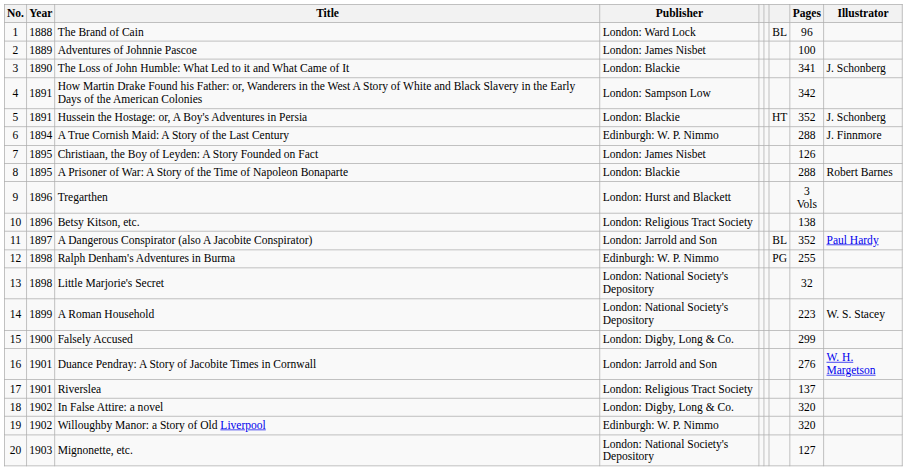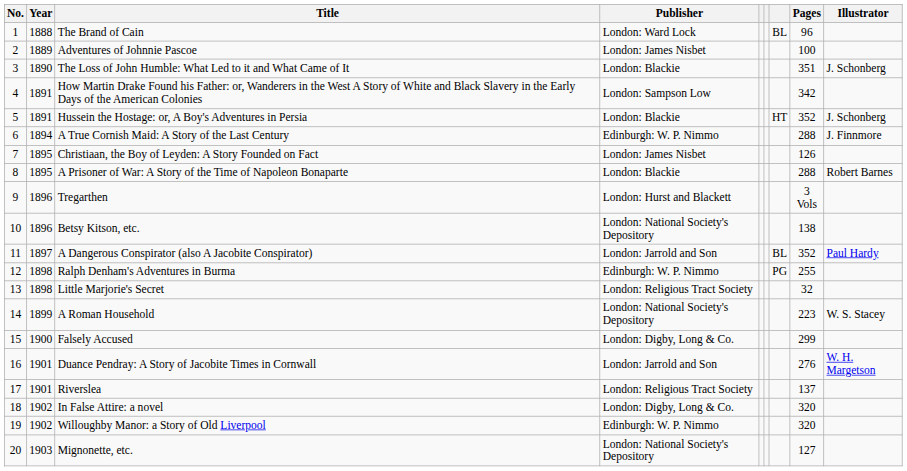(807, 68) 341 -> (807, 68) 351
(678, 222) London: Religious Tract Society -> (666, 228) London: National Society's Depository
(666, 283) London: National Society's Depository -> (678, 290) London: Religious Tract Society
